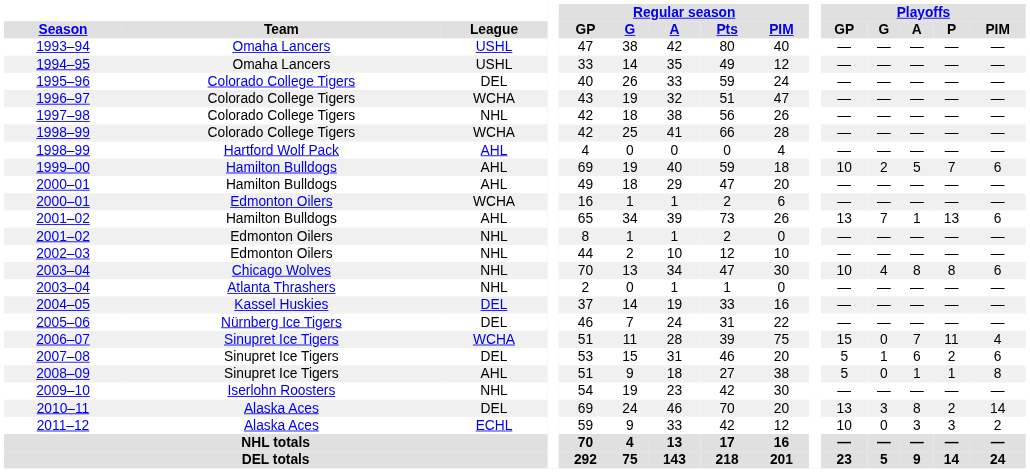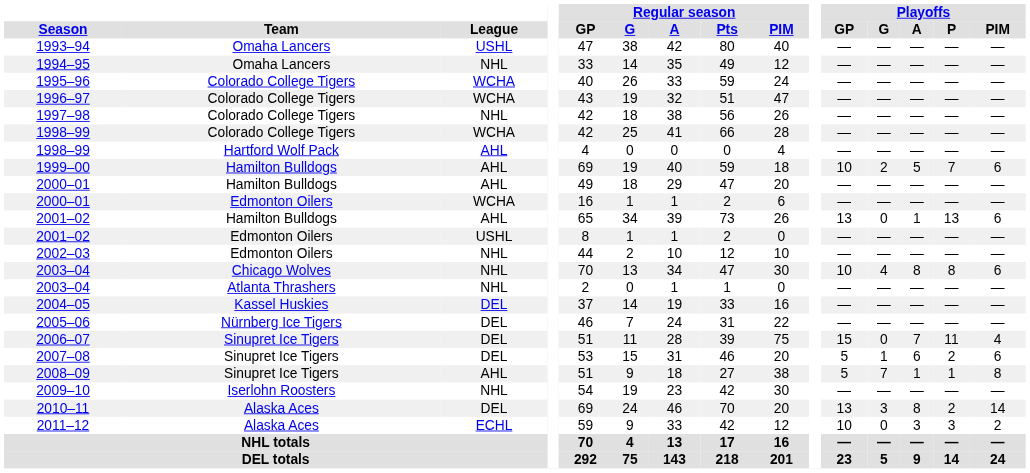(494, 64) USHL -> (494, 64) NHL
(494, 81) DEL -> (494, 81) WCHA
(884, 219) 7 -> (884, 219) 0
(494, 236) NHL -> (494, 236) USHL
(494, 339) WCHA -> (494, 339) DEL
(884, 373) 0 -> (884, 373) 7
